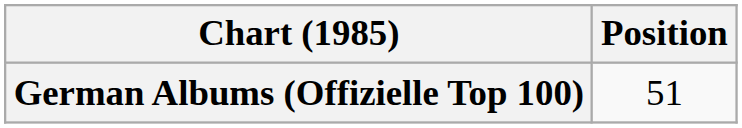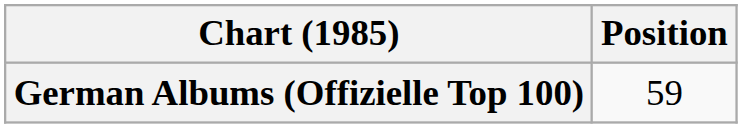(664, 92) 51 -> (664, 92) 59
